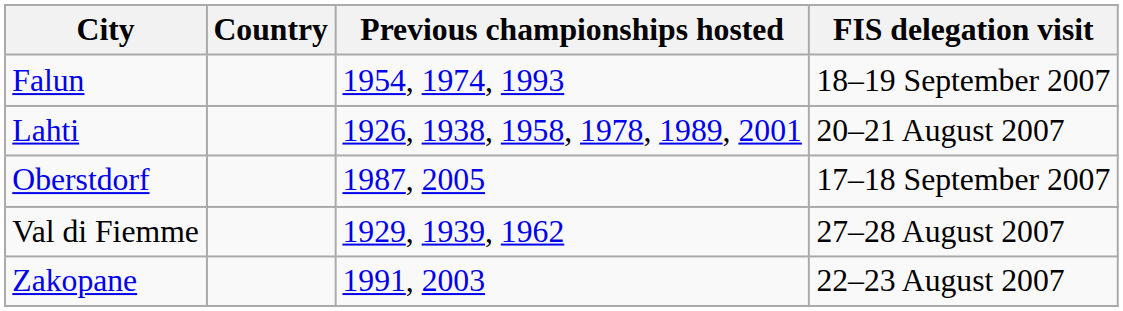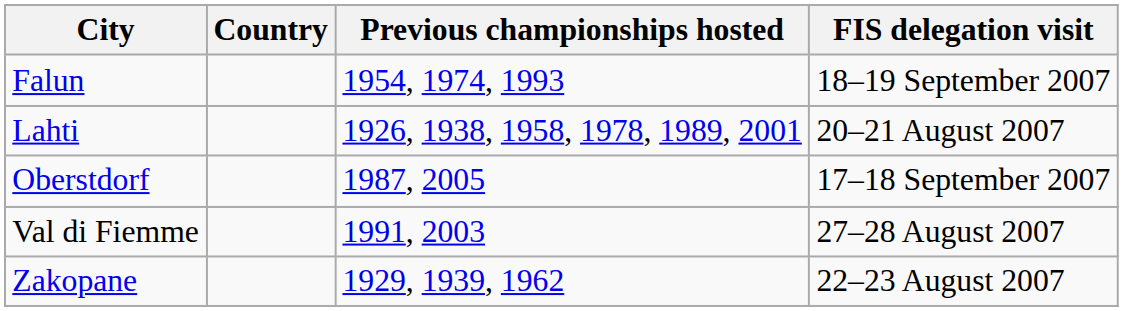(453, 230) 1929, 1939, 1962 -> (414, 230) 1991, 2003
(414, 280) 1991, 2003 -> (453, 280) 1929, 1939, 1962
